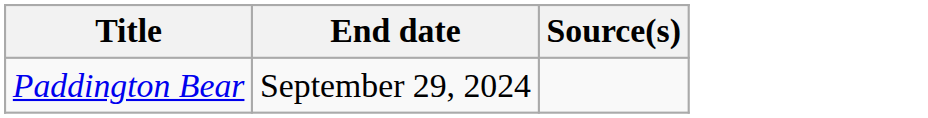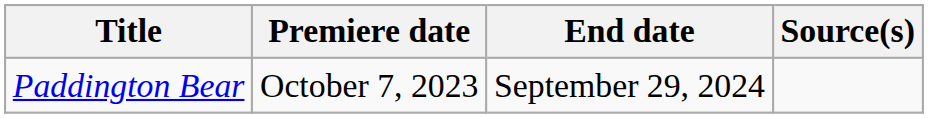+ column: (369, 31)
